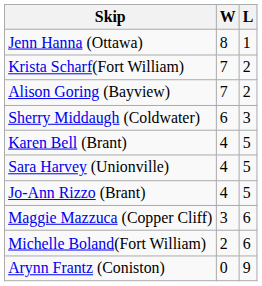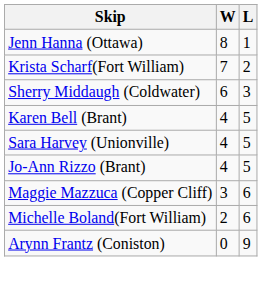- row: (89, 92)
